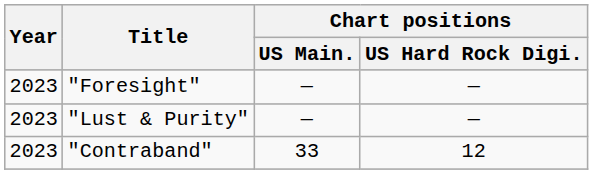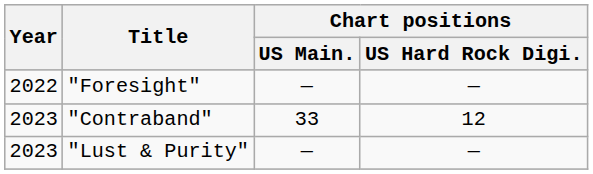(34, 87) 2023 -> (34, 87) 2022
rows swapped: (140, 153) <-> (158, 120)
